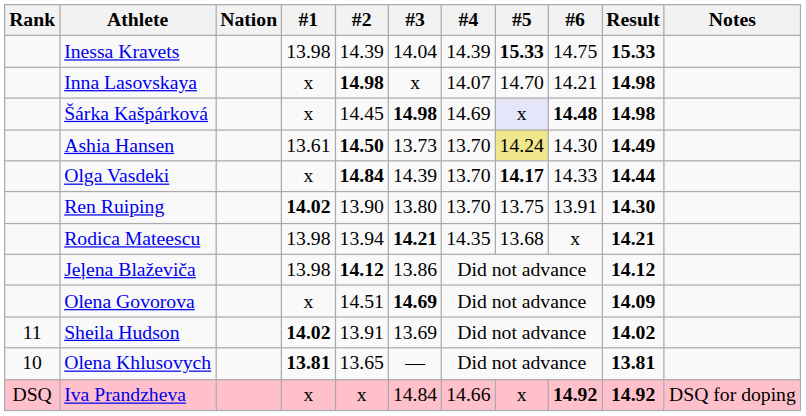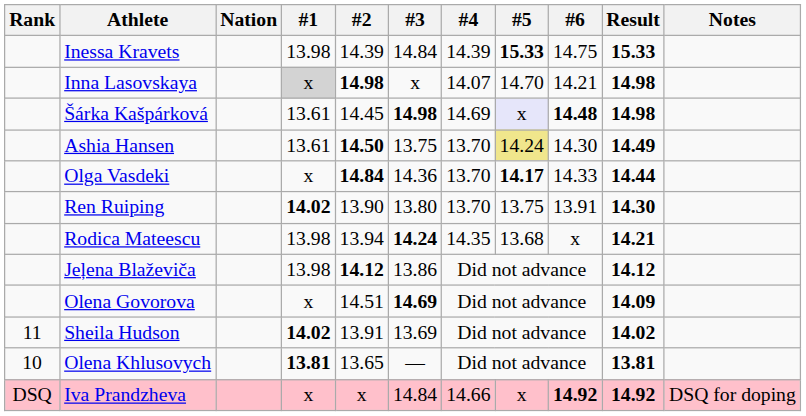(415, 51) 14.04 -> (415, 51) 14.84
(308, 82) no background -> (308, 82) lightgrey background
(308, 113) x -> (308, 113) 13.61
(415, 144) 13.73 -> (415, 144) 13.75
(415, 176) 14.39 -> (415, 176) 14.36
(415, 238) 14.21 -> (415, 238) 14.24
